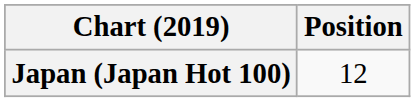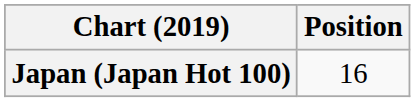(353, 72) 12 -> (353, 72) 16
